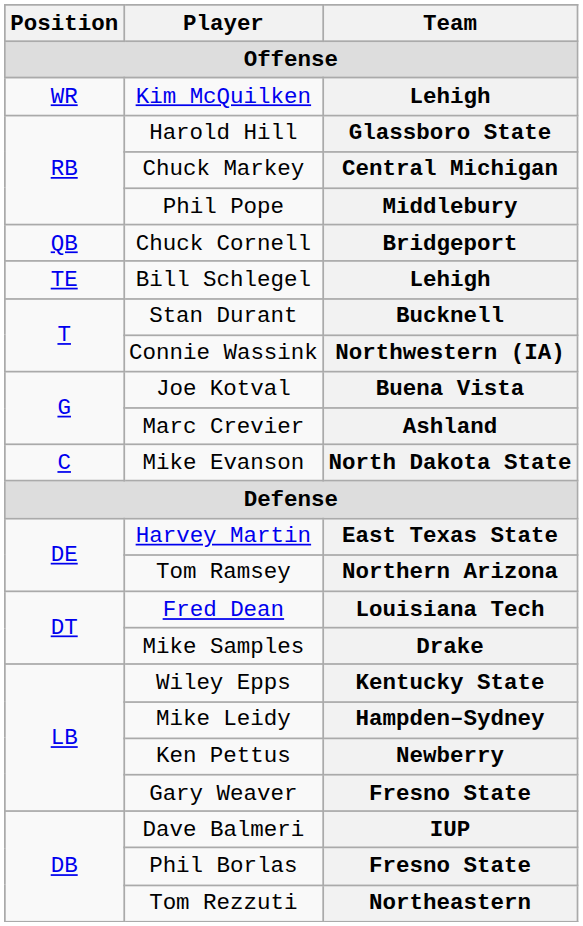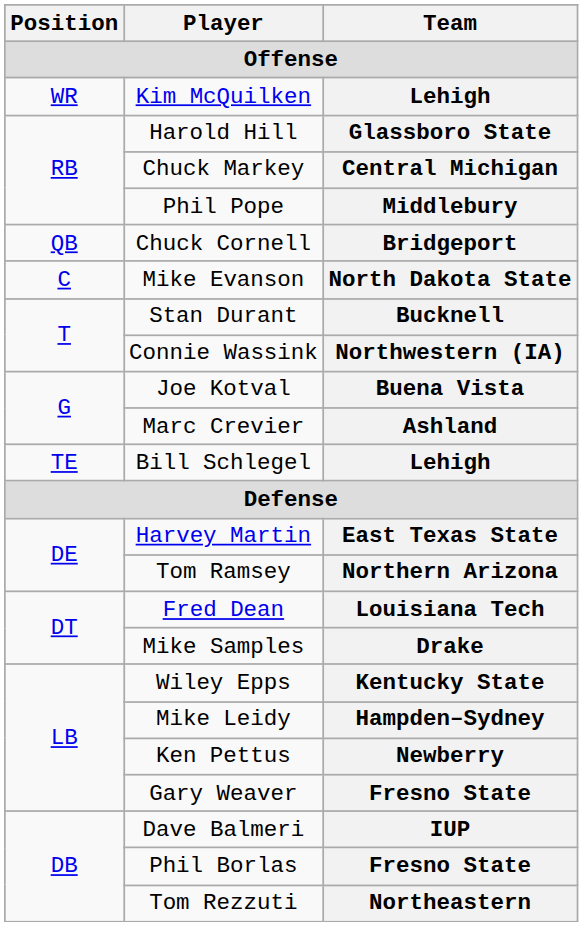rows swapped: (223, 280) <-> (223, 463)
